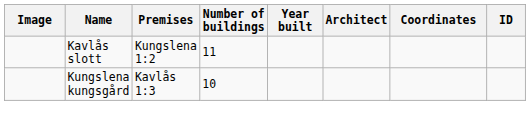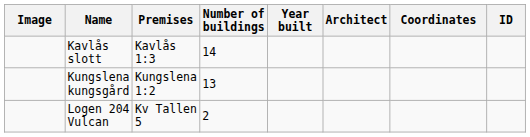(166, 52) Kungslena 1:2 -> (156, 52) Kavlås 1:3
(209, 52) 11 -> (209, 52) 14
(156, 84) Kavlås 1:3 -> (166, 84) Kungslena 1:2
(209, 84) 10 -> (209, 84) 13
+ row: (98, 116)
